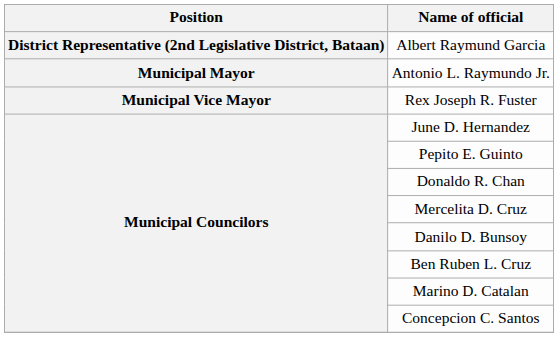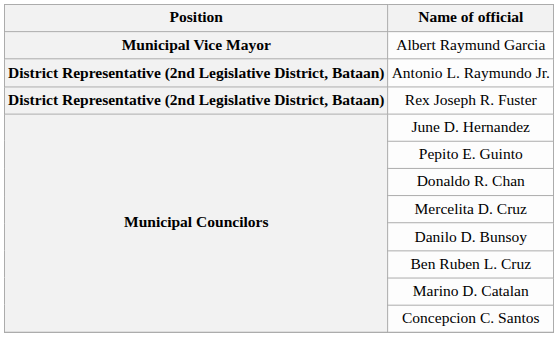(196, 45) District Representative (2nd Legislative District, Bataan) -> (196, 45) Municipal Vice Mayor
(196, 72) Municipal Mayor -> (196, 72) District Representative (2nd Legislative District, Bataan)
(196, 99) Municipal Vice Mayor -> (196, 99) District Representative (2nd Legislative District, Bataan)
